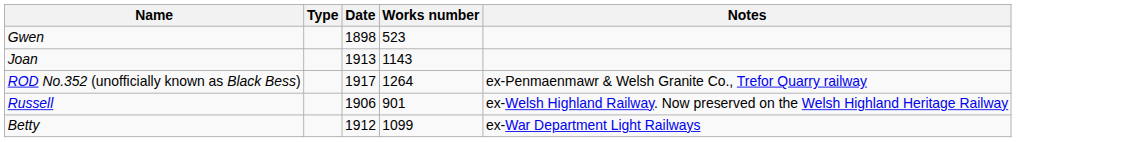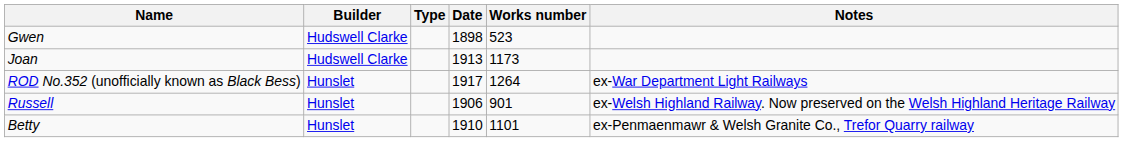+ column: (357, 15)
(397, 59) 1143 -> (504, 59) 1173
(676, 81) ex-Penmaenmawr & Welsh Granite Co., Trefor Quarry railway -> (700, 81) ex-War Department Light Railways
(360, 125) 1912 -> (467, 125) 1910
(398, 125) 1099 -> (504, 125) 1101
(593, 125) ex-War Department Light Railways -> (783, 125) ex-Penmaenmawr & Welsh Granite Co., Trefor Quarry railway
